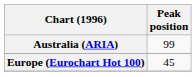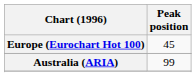rows swapped: (76, 44) <-> (76, 62)
